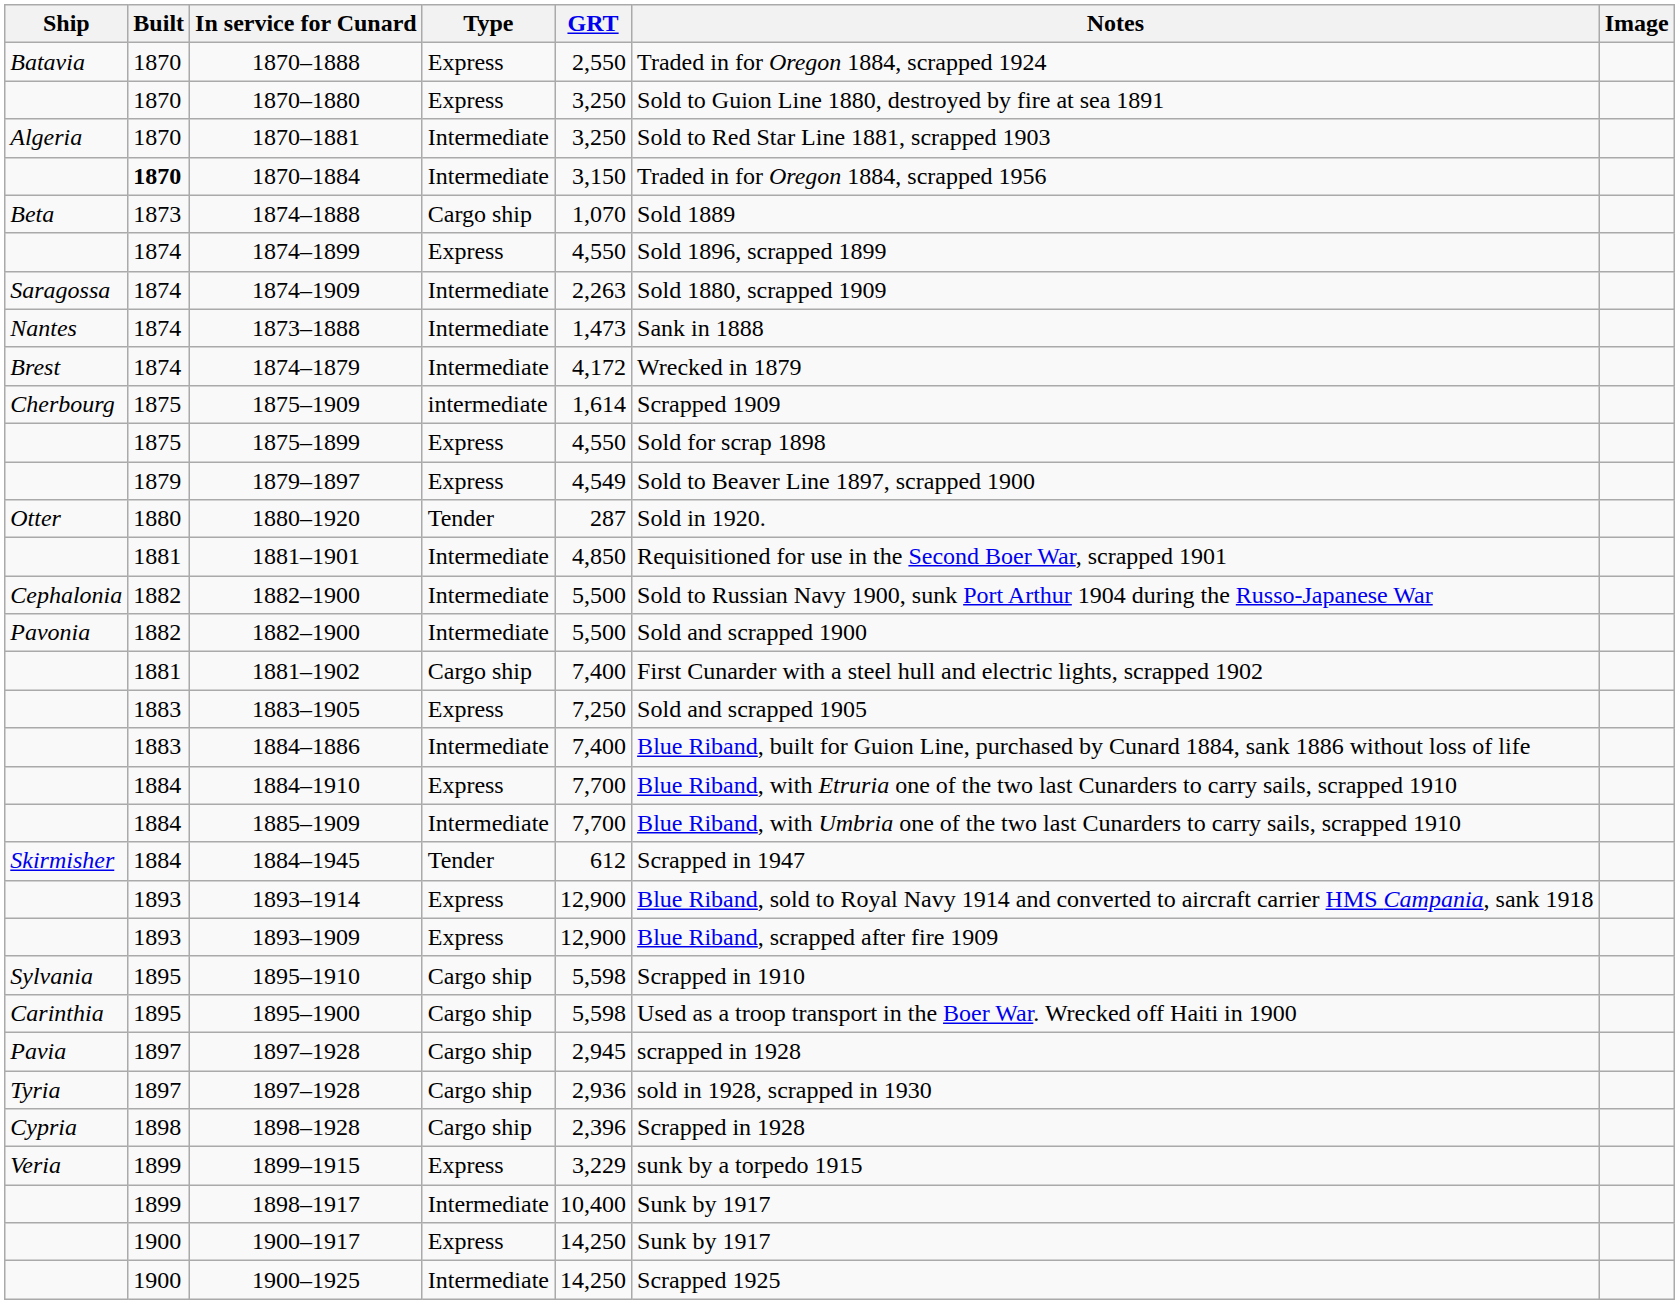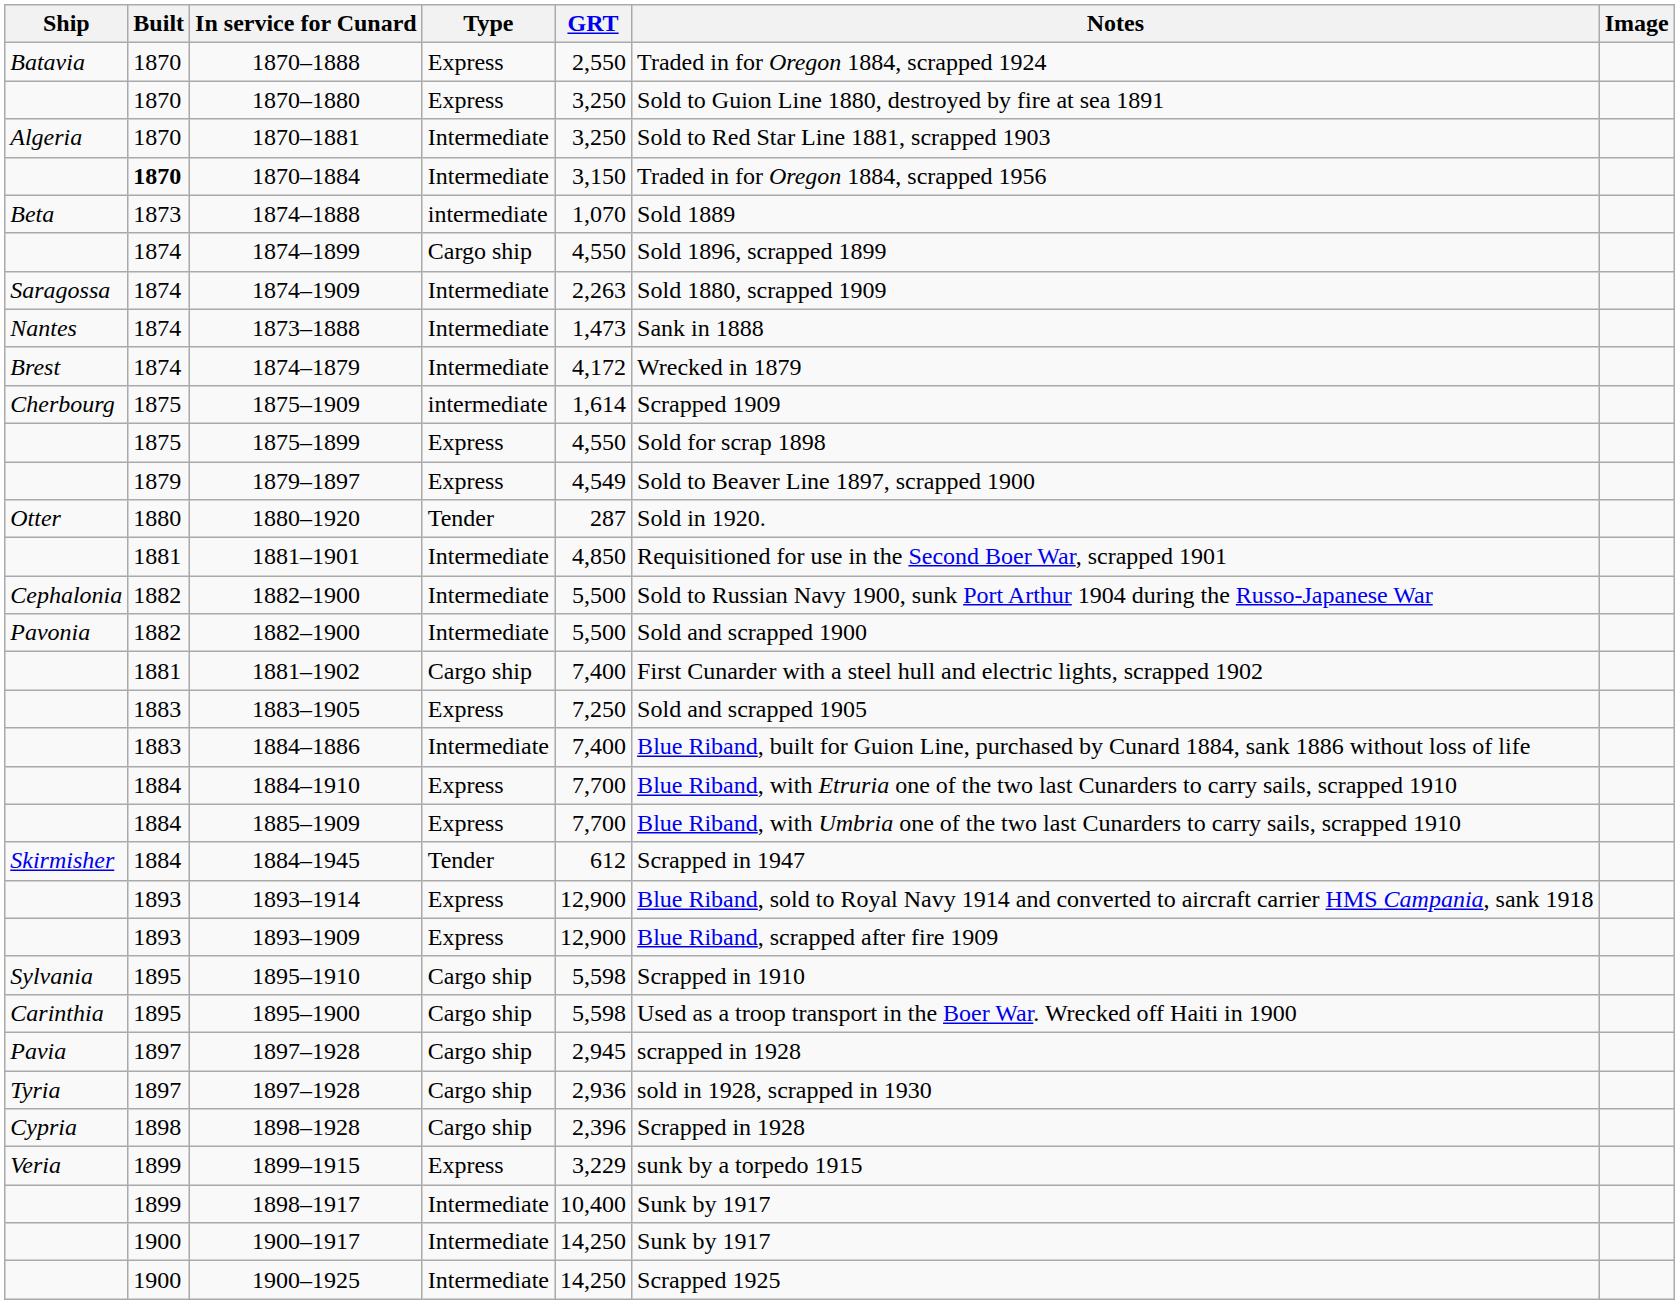(480, 213) Cargo ship -> (488, 213) intermediate
(466, 251) Express -> (480, 251) Cargo ship
(488, 822) Intermediate -> (466, 822) Express
(466, 1241) Express -> (488, 1241) Intermediate
